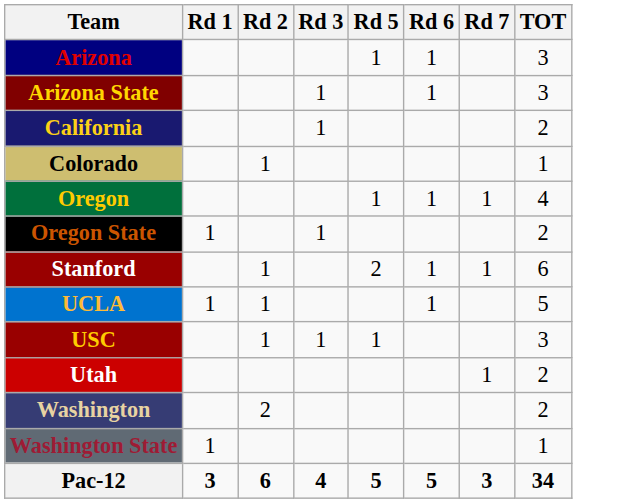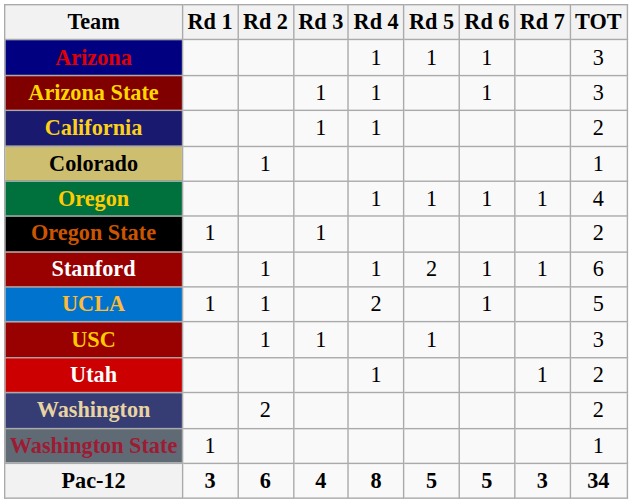+ column: (376, 22)
